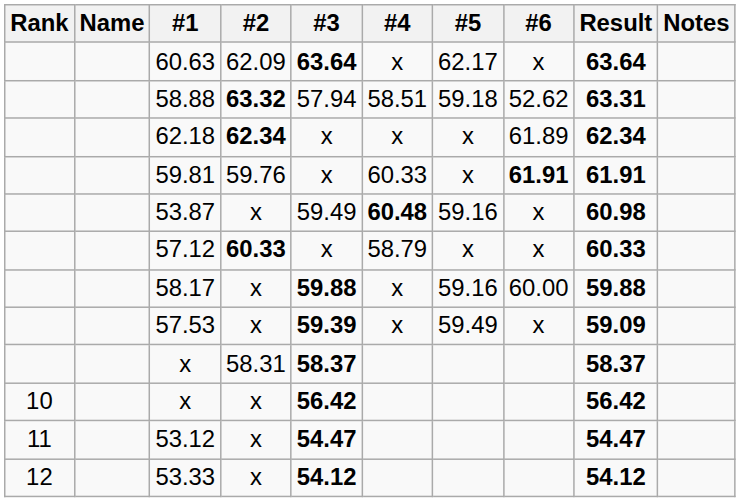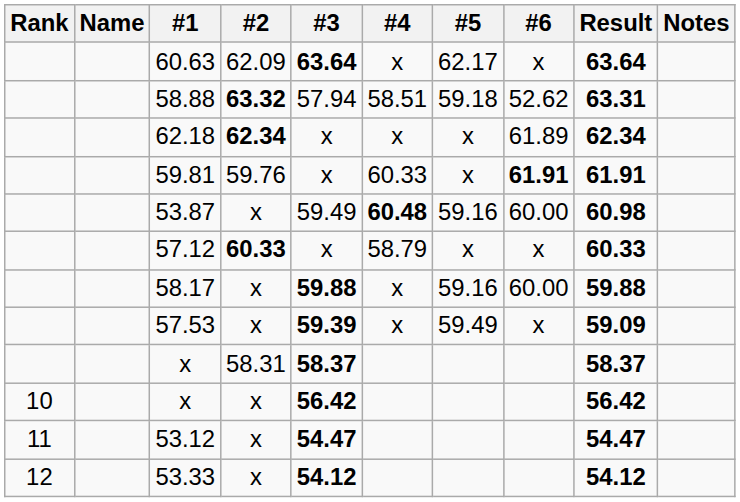(539, 212) x -> (539, 212) 60.00
